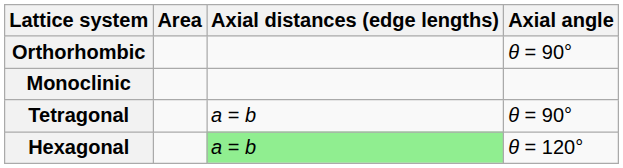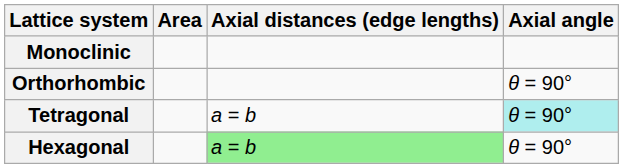rows swapped: (79, 83) <-> (79, 52)
(540, 115) no background -> (540, 115) paleturquoise background
(546, 147) θ = 120° -> (540, 147) θ = 90°
